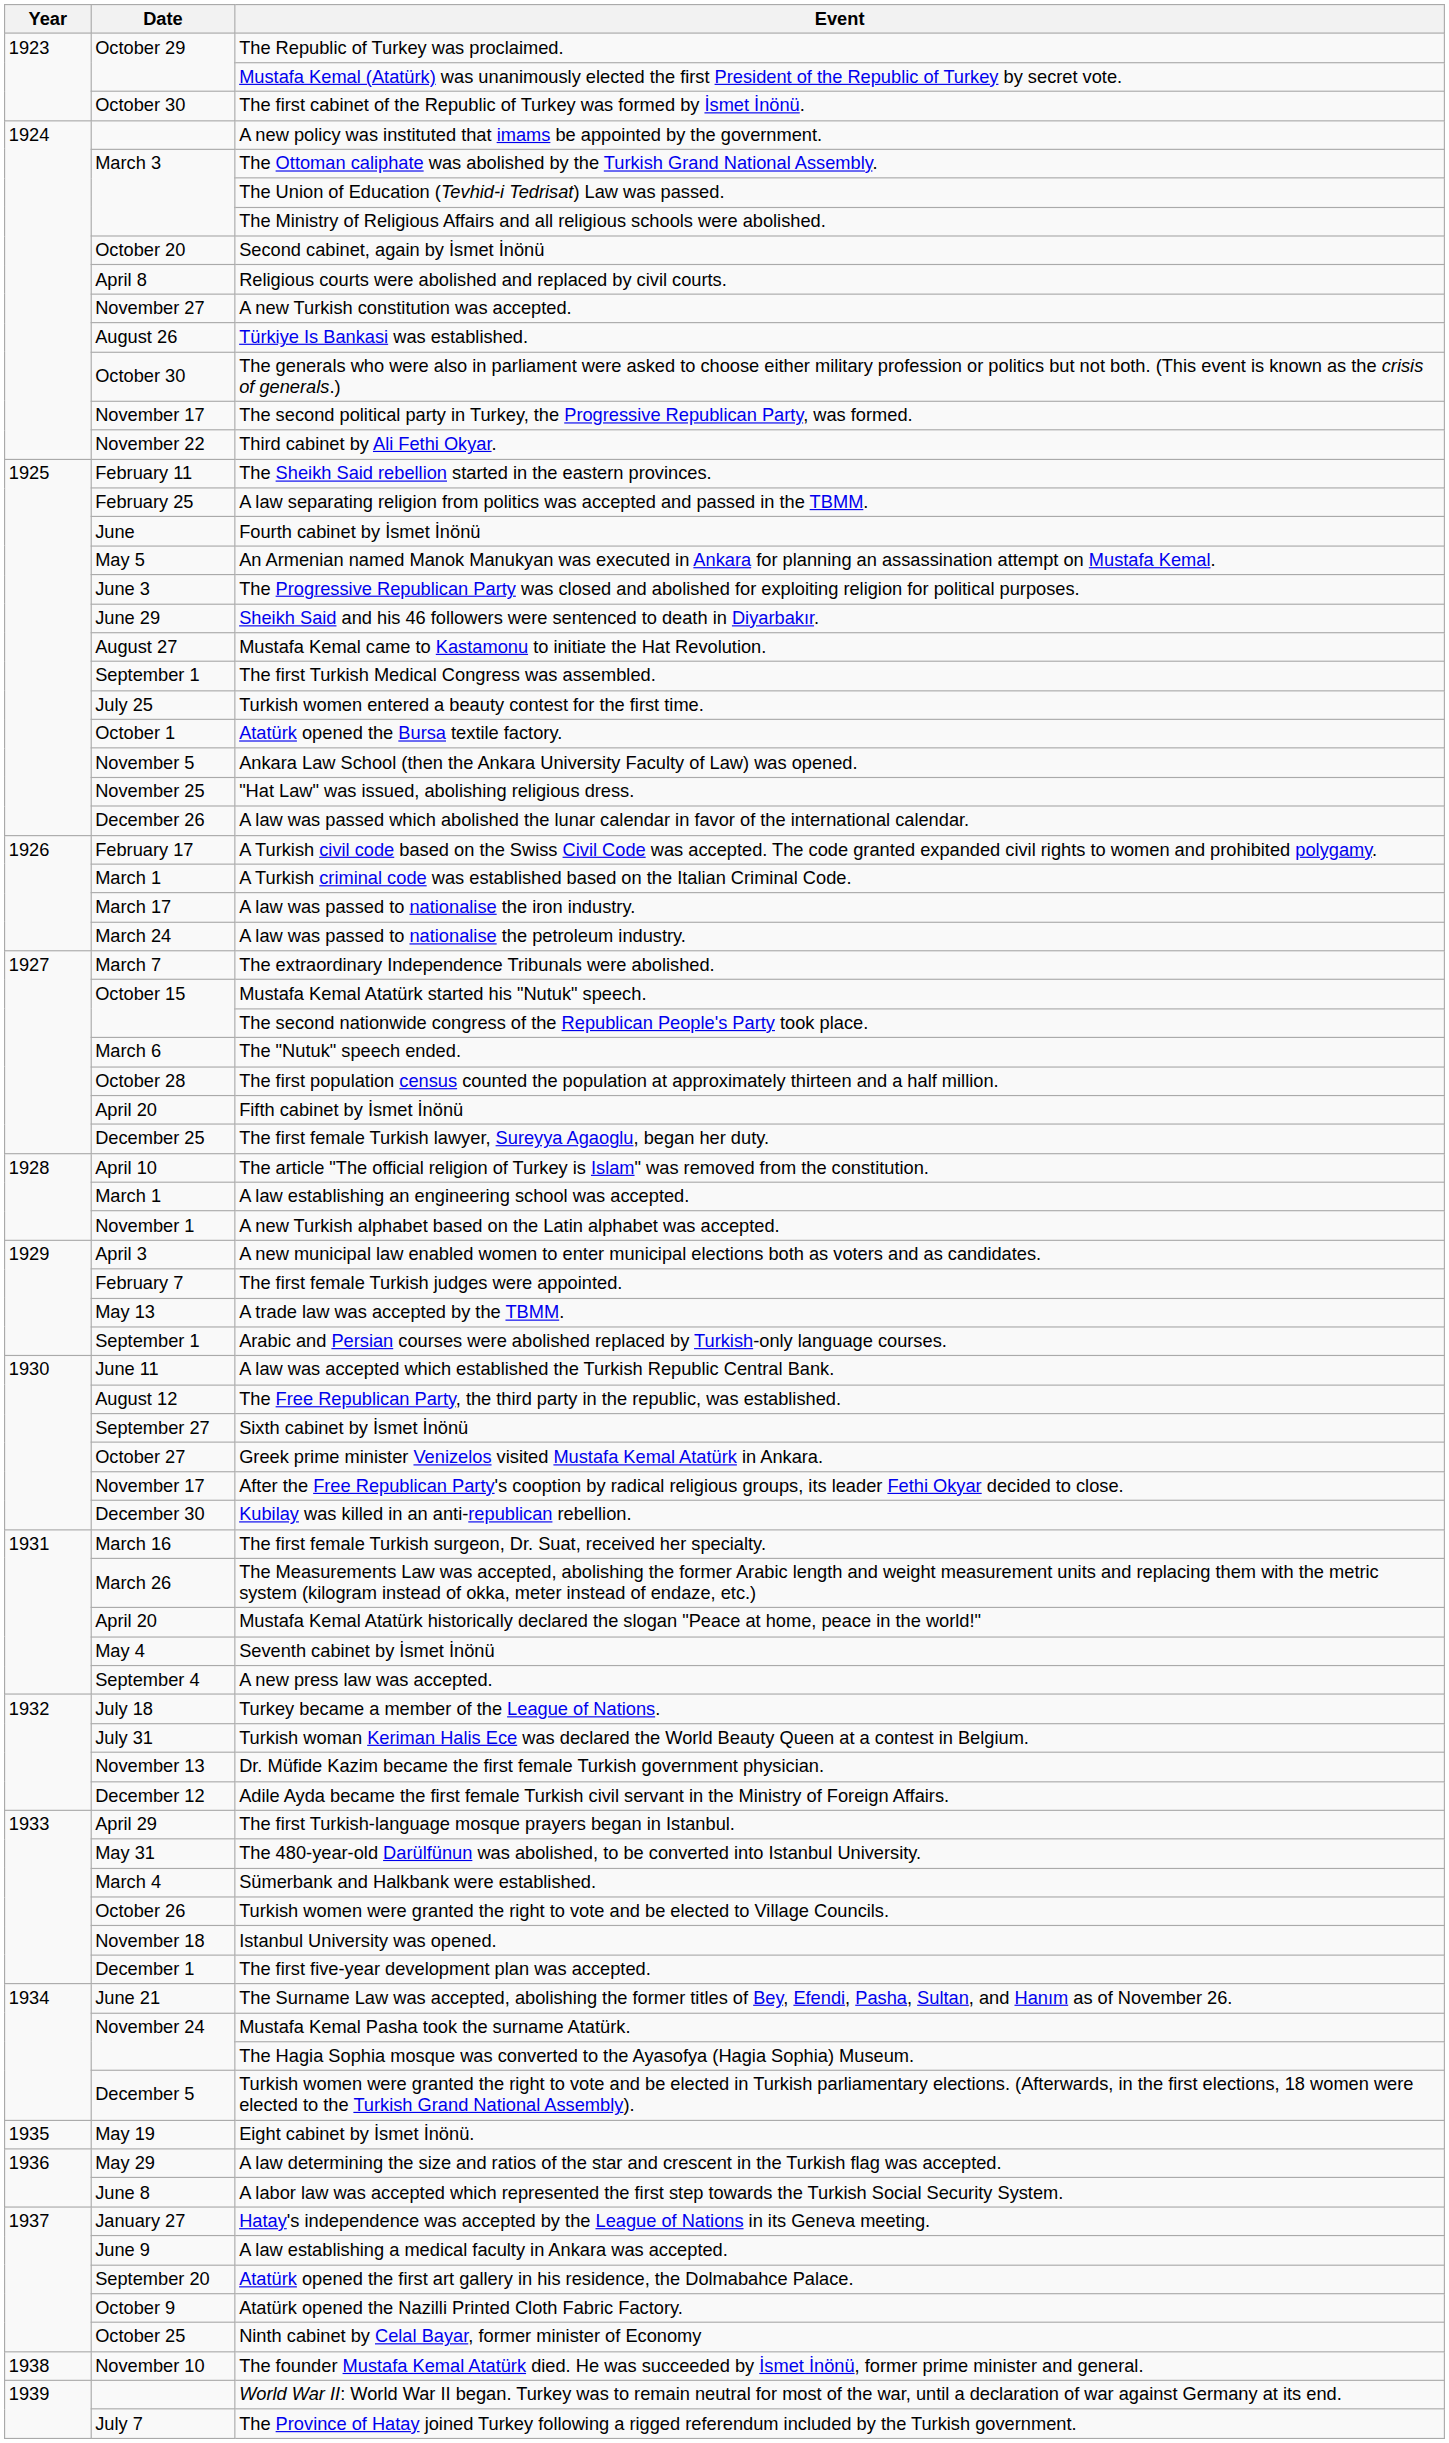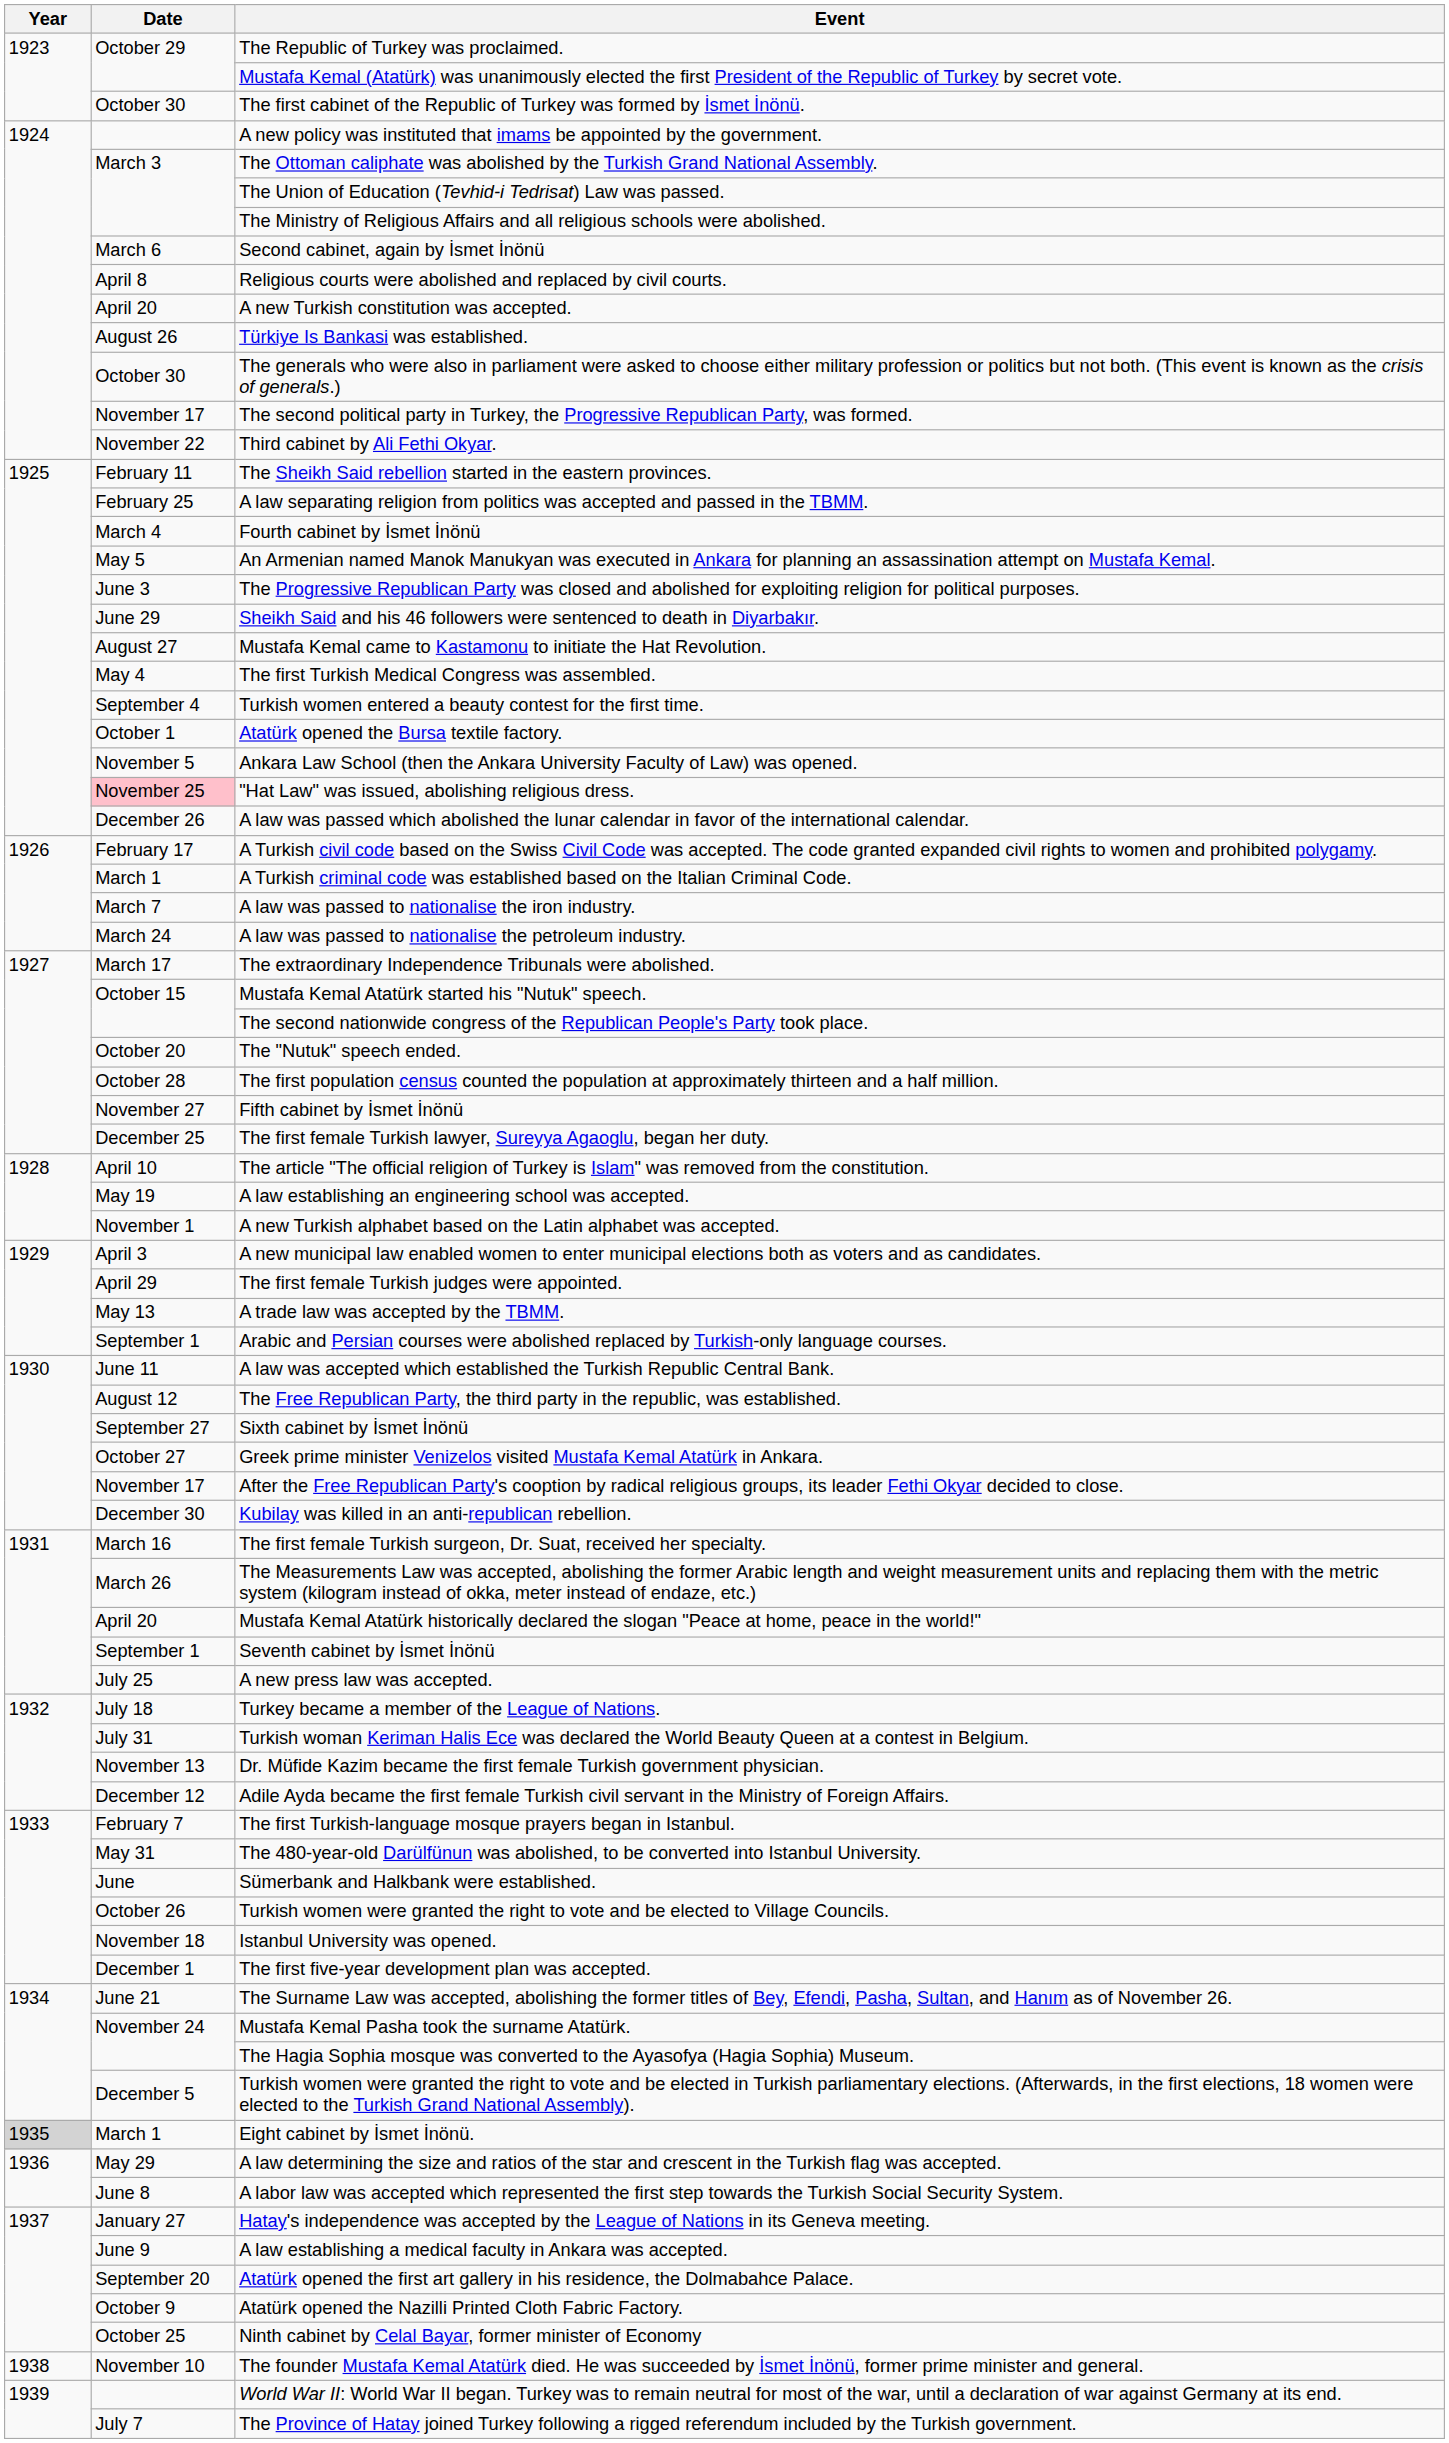(140, 250) October 20 -> (128, 250) March 6
(150, 308) November 27 -> (126, 308) April 20
(115, 531) June -> (128, 531) March 4
(147, 675) September 1 -> (120, 675) May 4
(124, 704) July 25 -> (147, 704) September 4
(150, 791) no background -> (150, 791) pink background
(133, 907) March 17 -> (128, 907) March 7
(128, 965) March 7 -> (133, 965) March 17
(128, 1051) March 6 -> (140, 1051) October 20
(126, 1109) April 20 -> (150, 1109) November 27
(128, 1196) March 1 -> (125, 1196) May 19
(139, 1283) February 7 -> (126, 1283) April 29
(120, 1651) May 4 -> (147, 1651) September 1
(147, 1679) September 4 -> (124, 1679) July 25
(126, 1824) April 29 -> (139, 1824) February 7
(128, 1882) March 4 -> (115, 1882) June
(29, 2134) no background -> (29, 2134) lightgrey background
(125, 2134) May 19 -> (128, 2134) March 1
